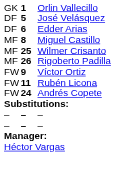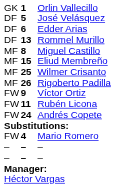+ row: (26, 40)
+ row: (26, 61)
+ row: (23, 136)
